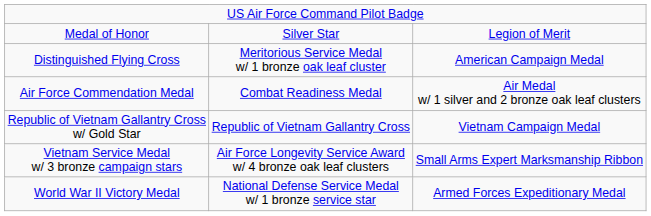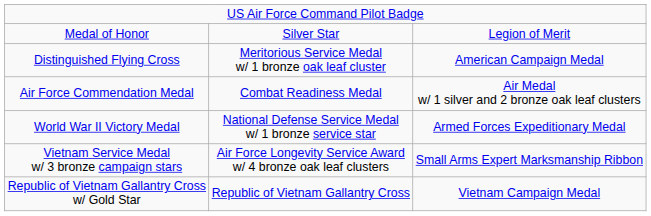rows swapped: (107, 193) <-> (107, 127)
